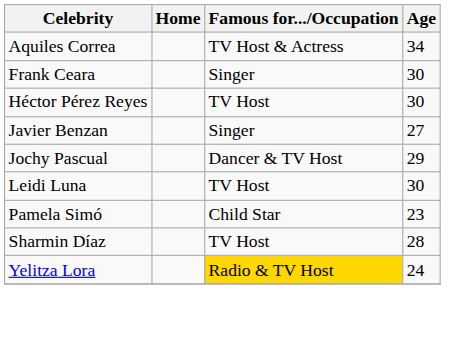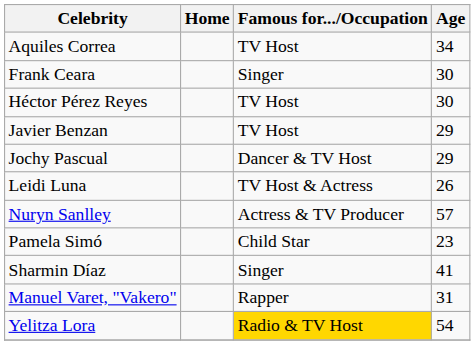(276, 46) TV Host & Actress -> (268, 46) TV Host
(232, 130) Singer -> (268, 130) TV Host
(416, 130) 27 -> (445, 130) 29
(239, 185) TV Host -> (305, 185) TV Host & Actress
(416, 185) 30 -> (445, 185) 26
+ row: (60, 213)
(239, 241) TV Host -> (261, 269) Singer
(416, 241) 28 -> (445, 269) 41
+ row: (93, 297)
(416, 269) 24 -> (445, 325) 54
